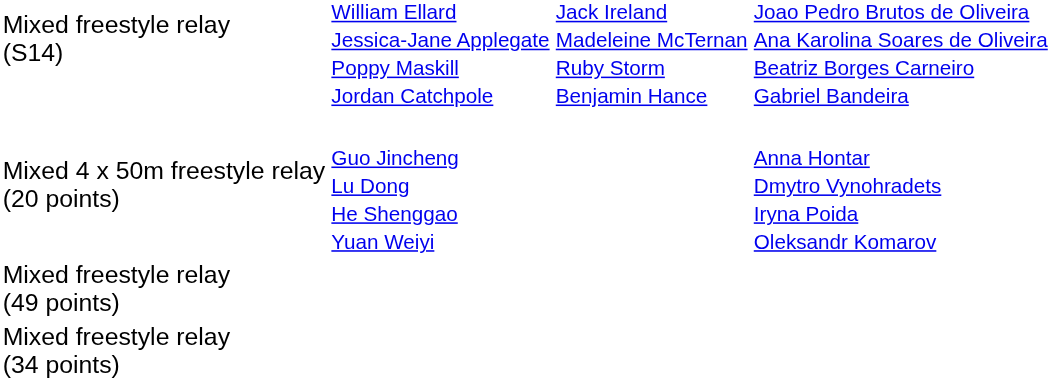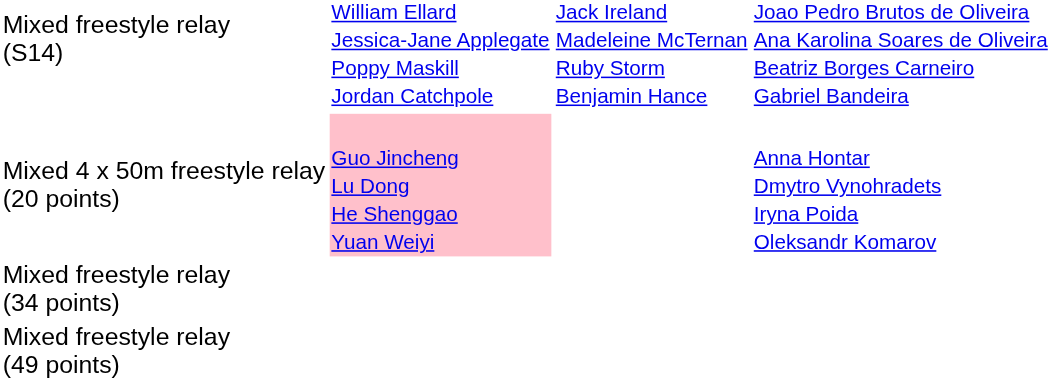(395, 200) no background -> (395, 200) pink background
rows swapped: (116, 350) <-> (116, 288)
